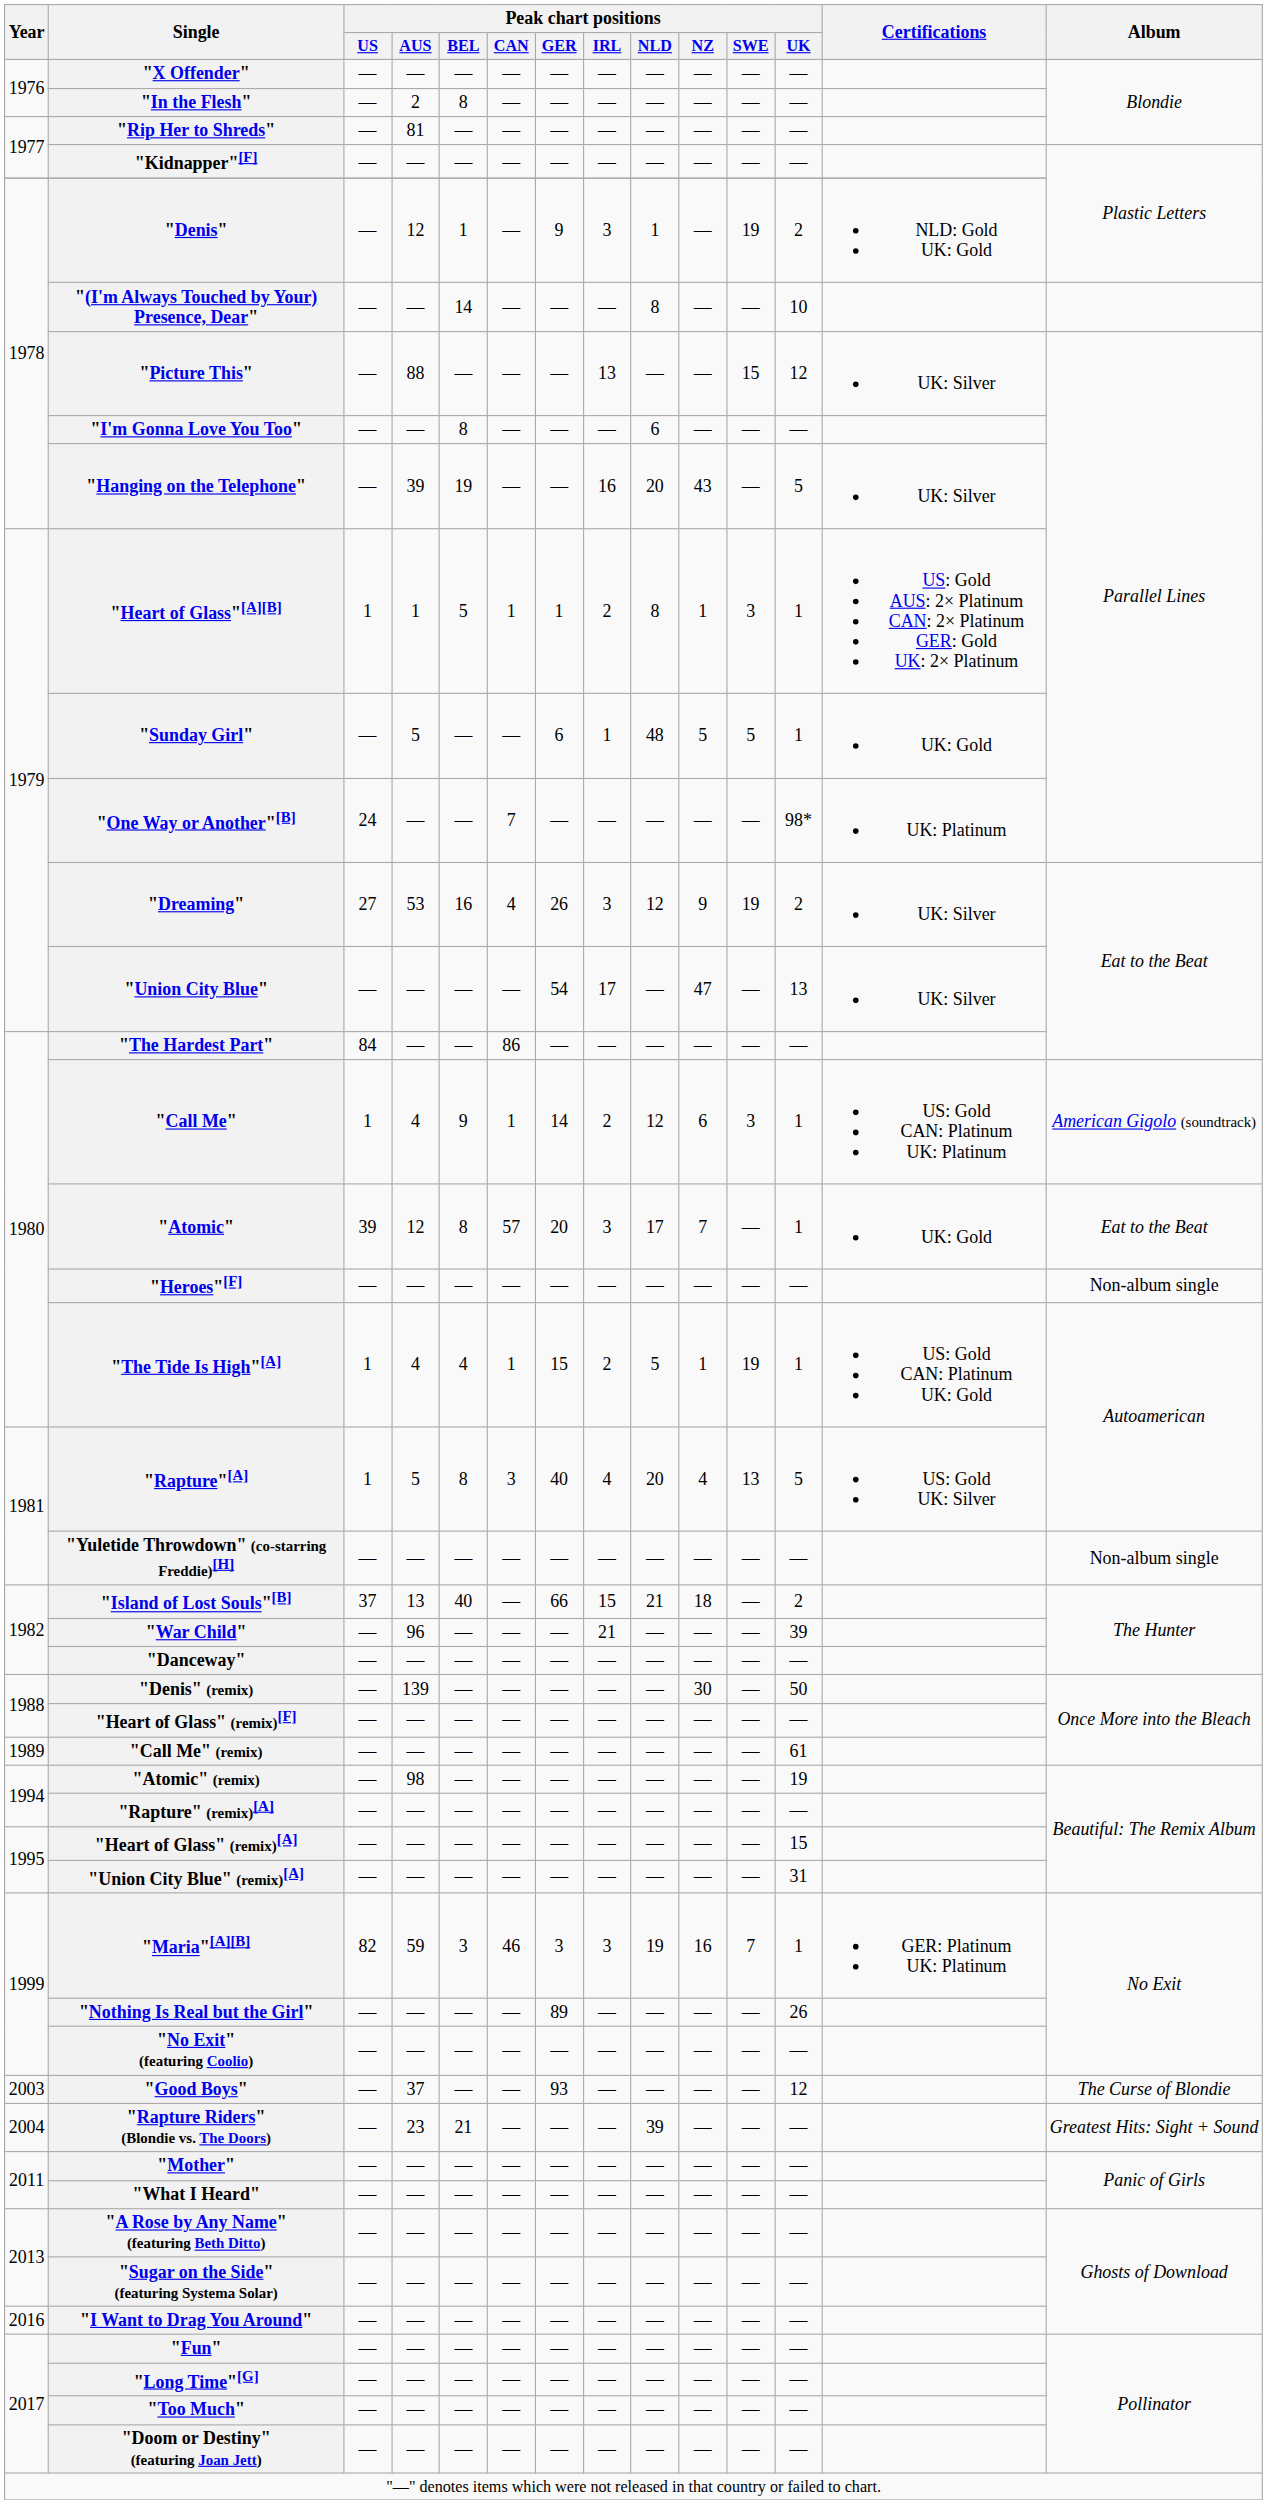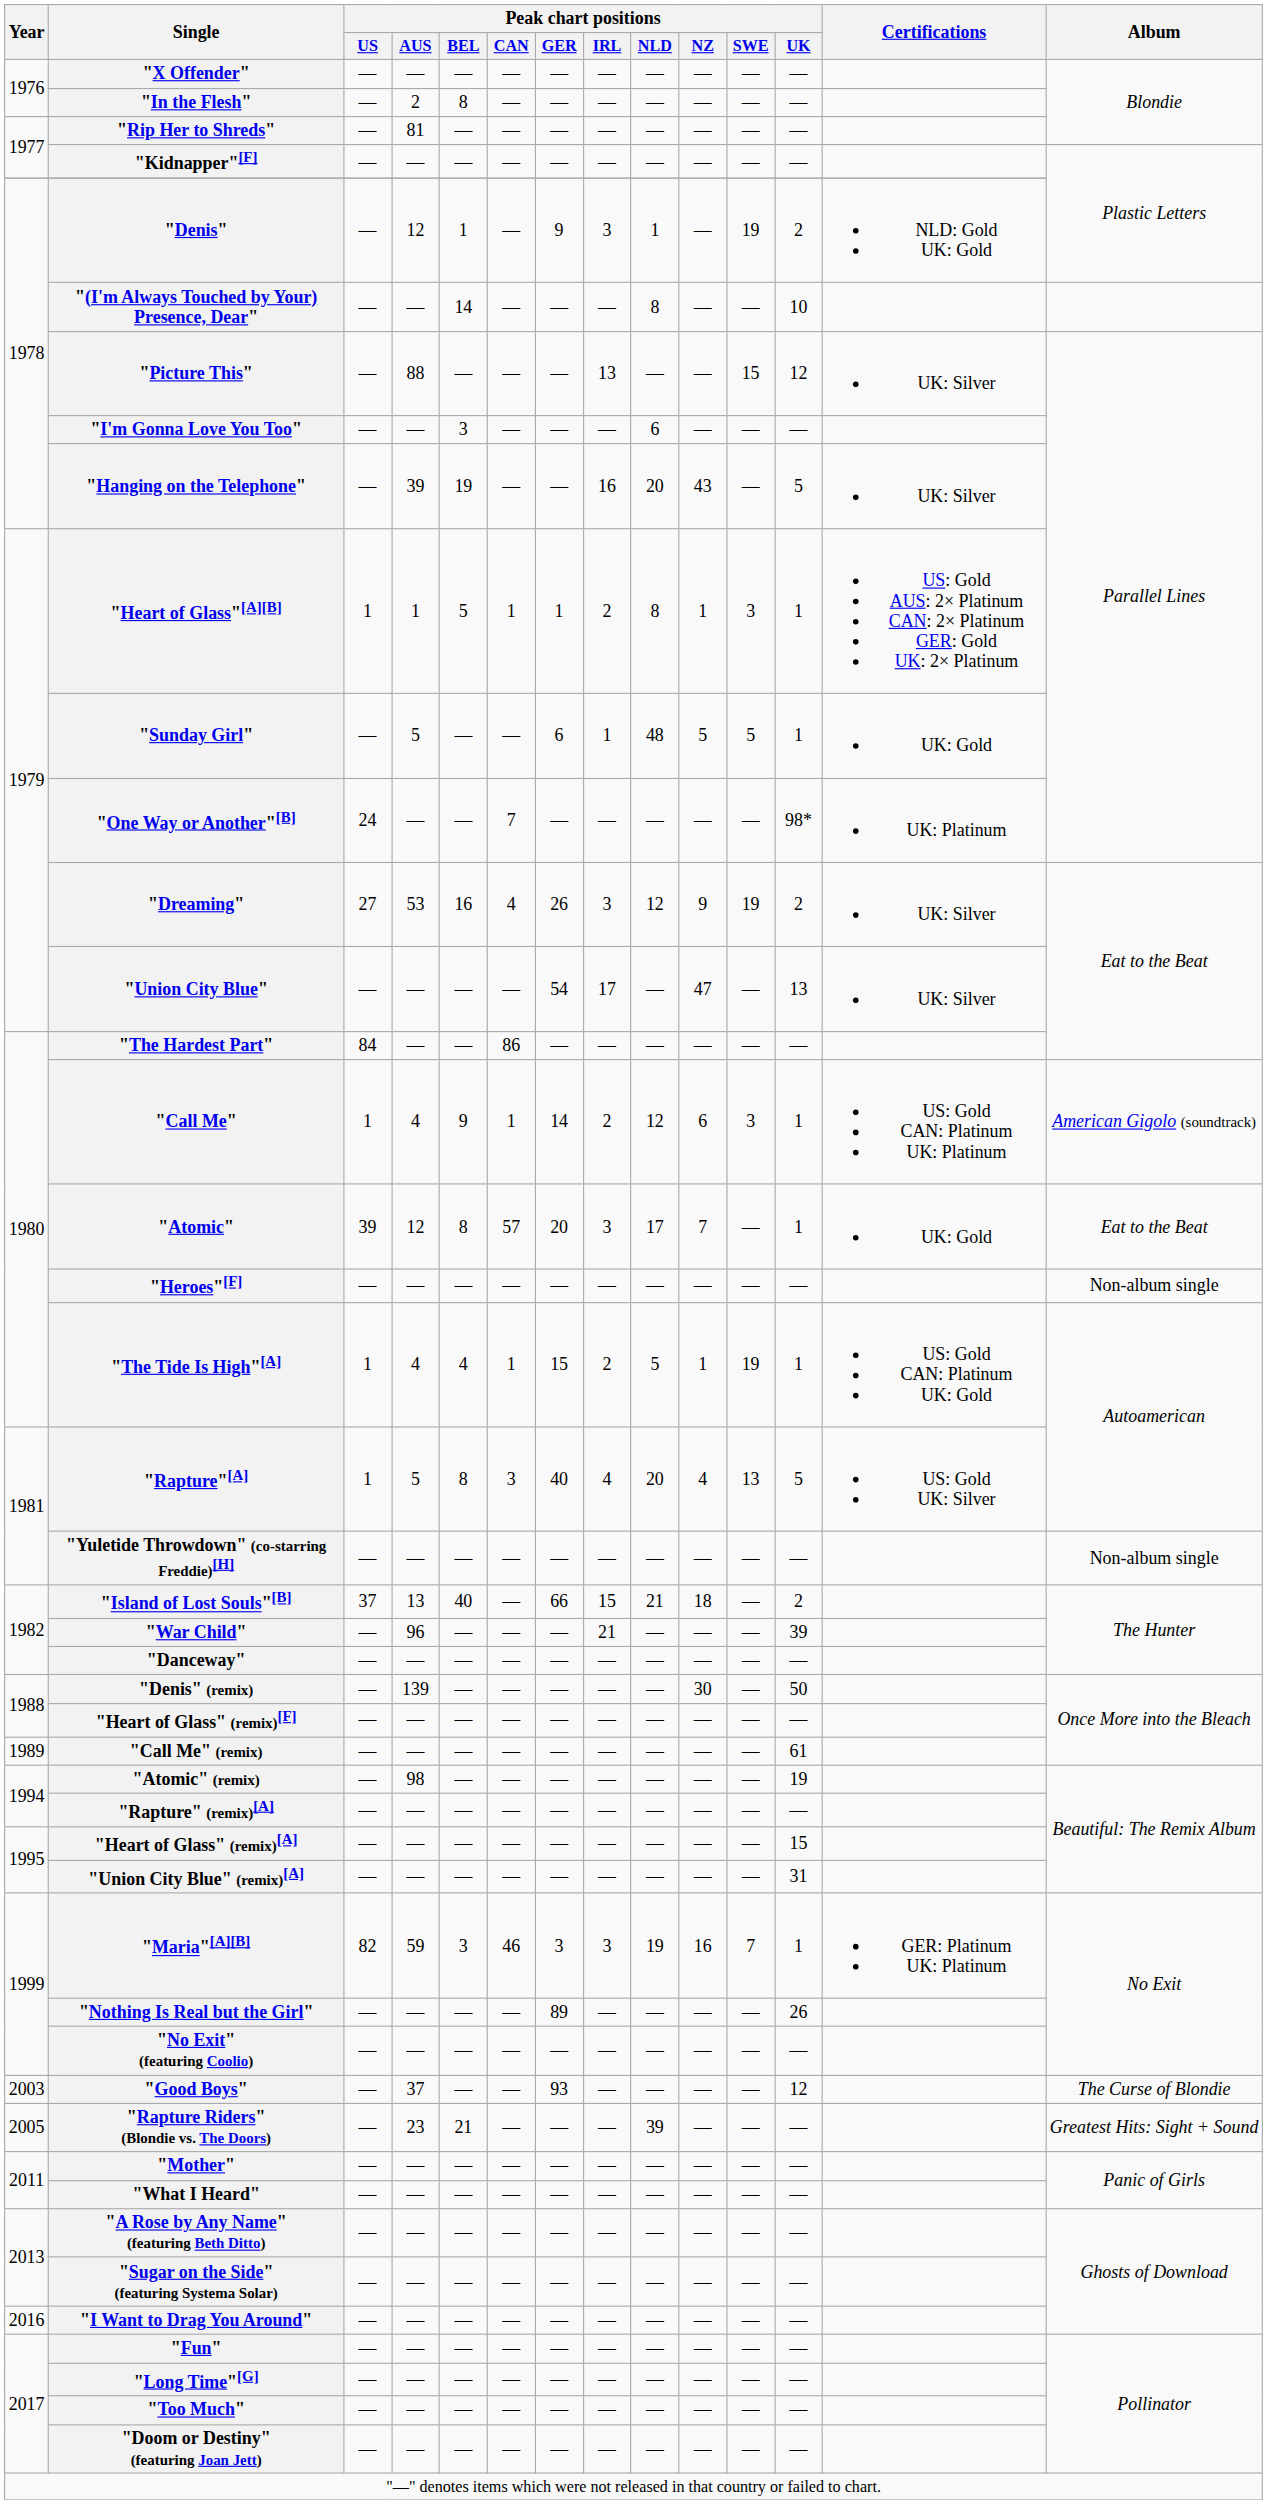(463, 429) 8 -> (463, 429) 3
(27, 2127) 2004 -> (27, 2127) 2005
